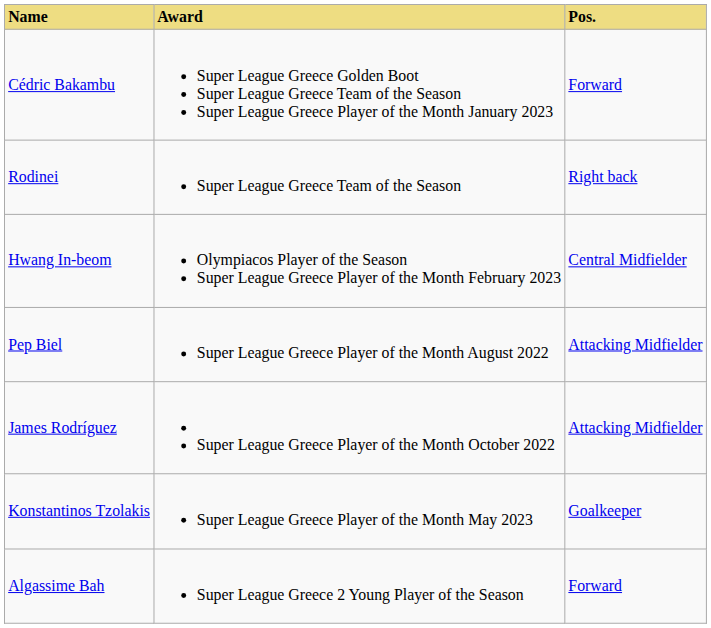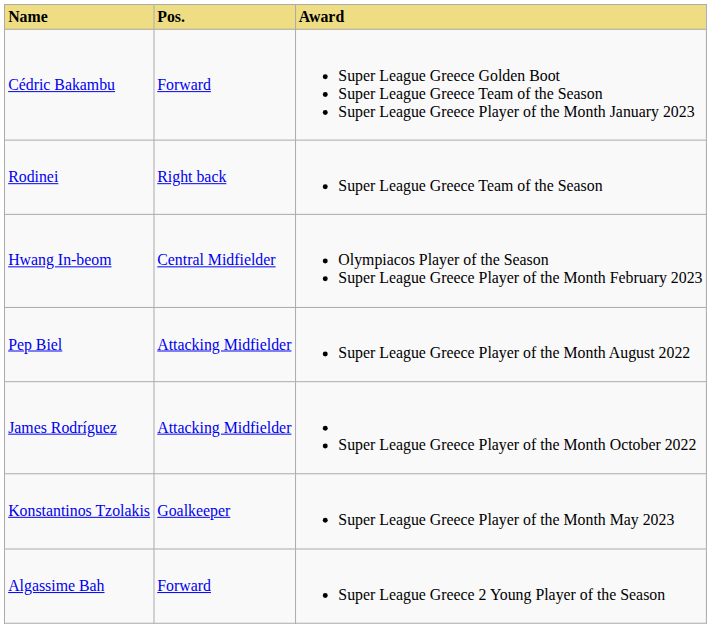columns swapped: (582, 17) <-> (180, 17)
